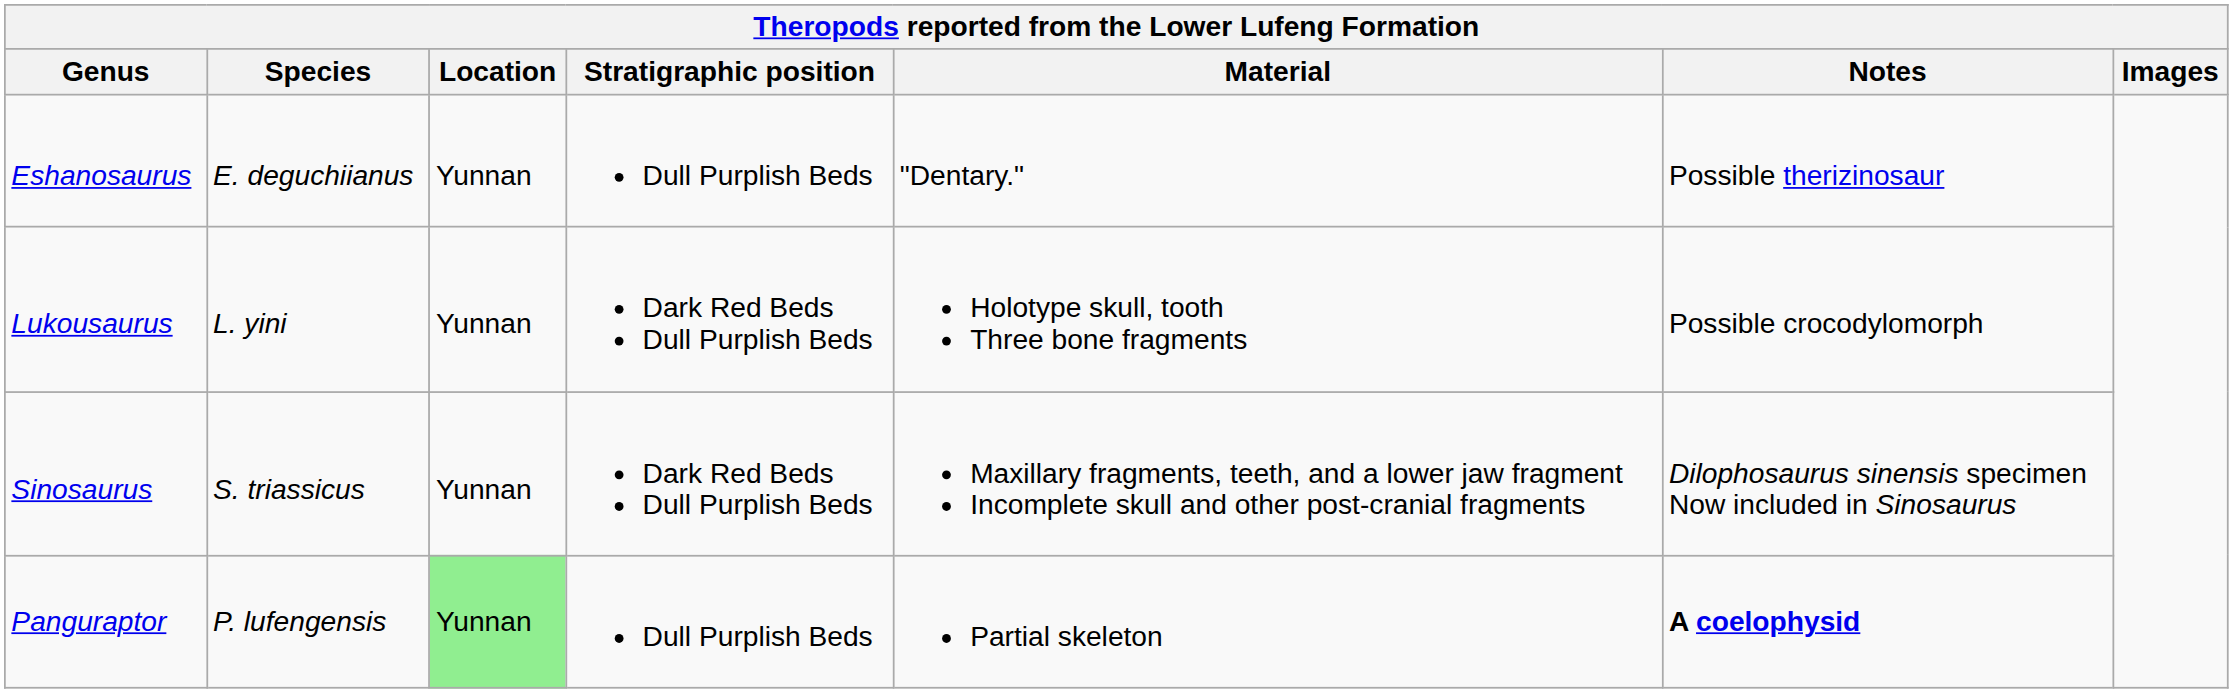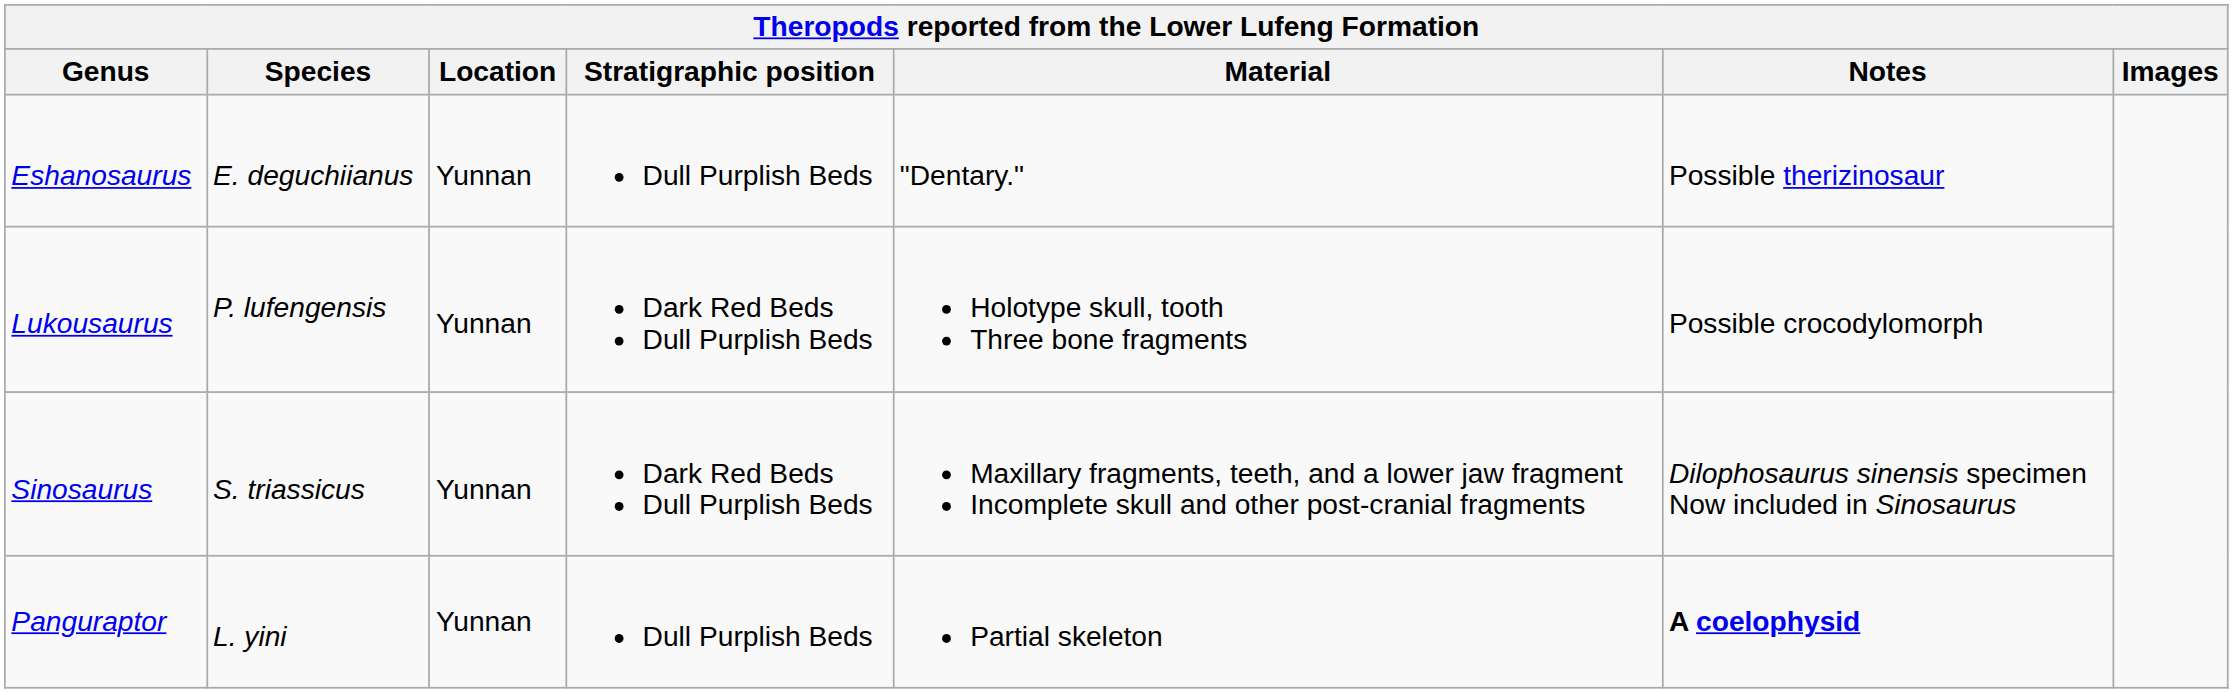(250, 324) L. yini -> (300, 308) P. lufengensis
(300, 621) P. lufengensis -> (250, 637) L. yini
(484, 621) lightgreen background -> (484, 621) no background
